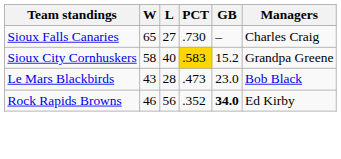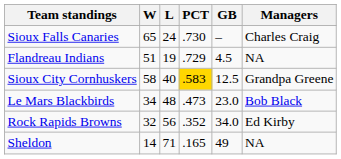(169, 36) 27 -> (169, 36) 24
+ row: (56, 57)
(227, 57) 15.2 -> (227, 79) 12.5
(150, 79) 43 -> (150, 100) 34
(169, 79) 28 -> (169, 100) 48
(150, 100) 46 -> (150, 121) 32
(227, 100) bold -> (227, 121) normal
+ row: (30, 143)
